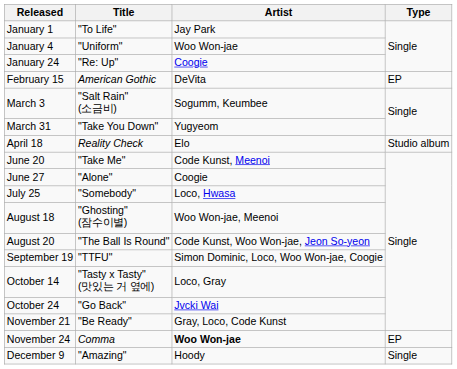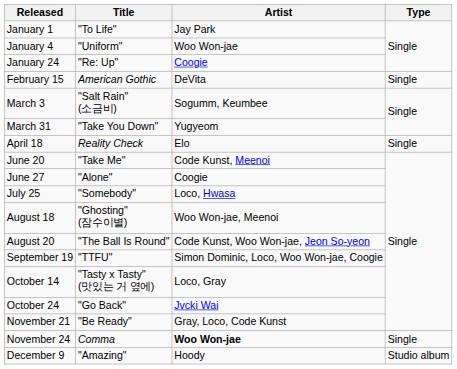(395, 79) EP -> (402, 79) Single
(419, 143) Studio album -> (402, 143) Single
(395, 339) EP -> (402, 339) Single
(402, 355) Single -> (419, 355) Studio album
